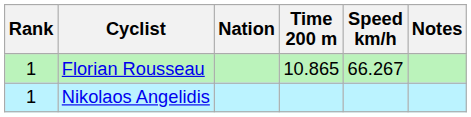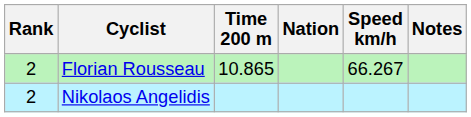columns swapped: (247, 29) <-> (311, 29)
(31, 68) 1 -> (31, 68) 2
(31, 97) 1 -> (31, 97) 2
